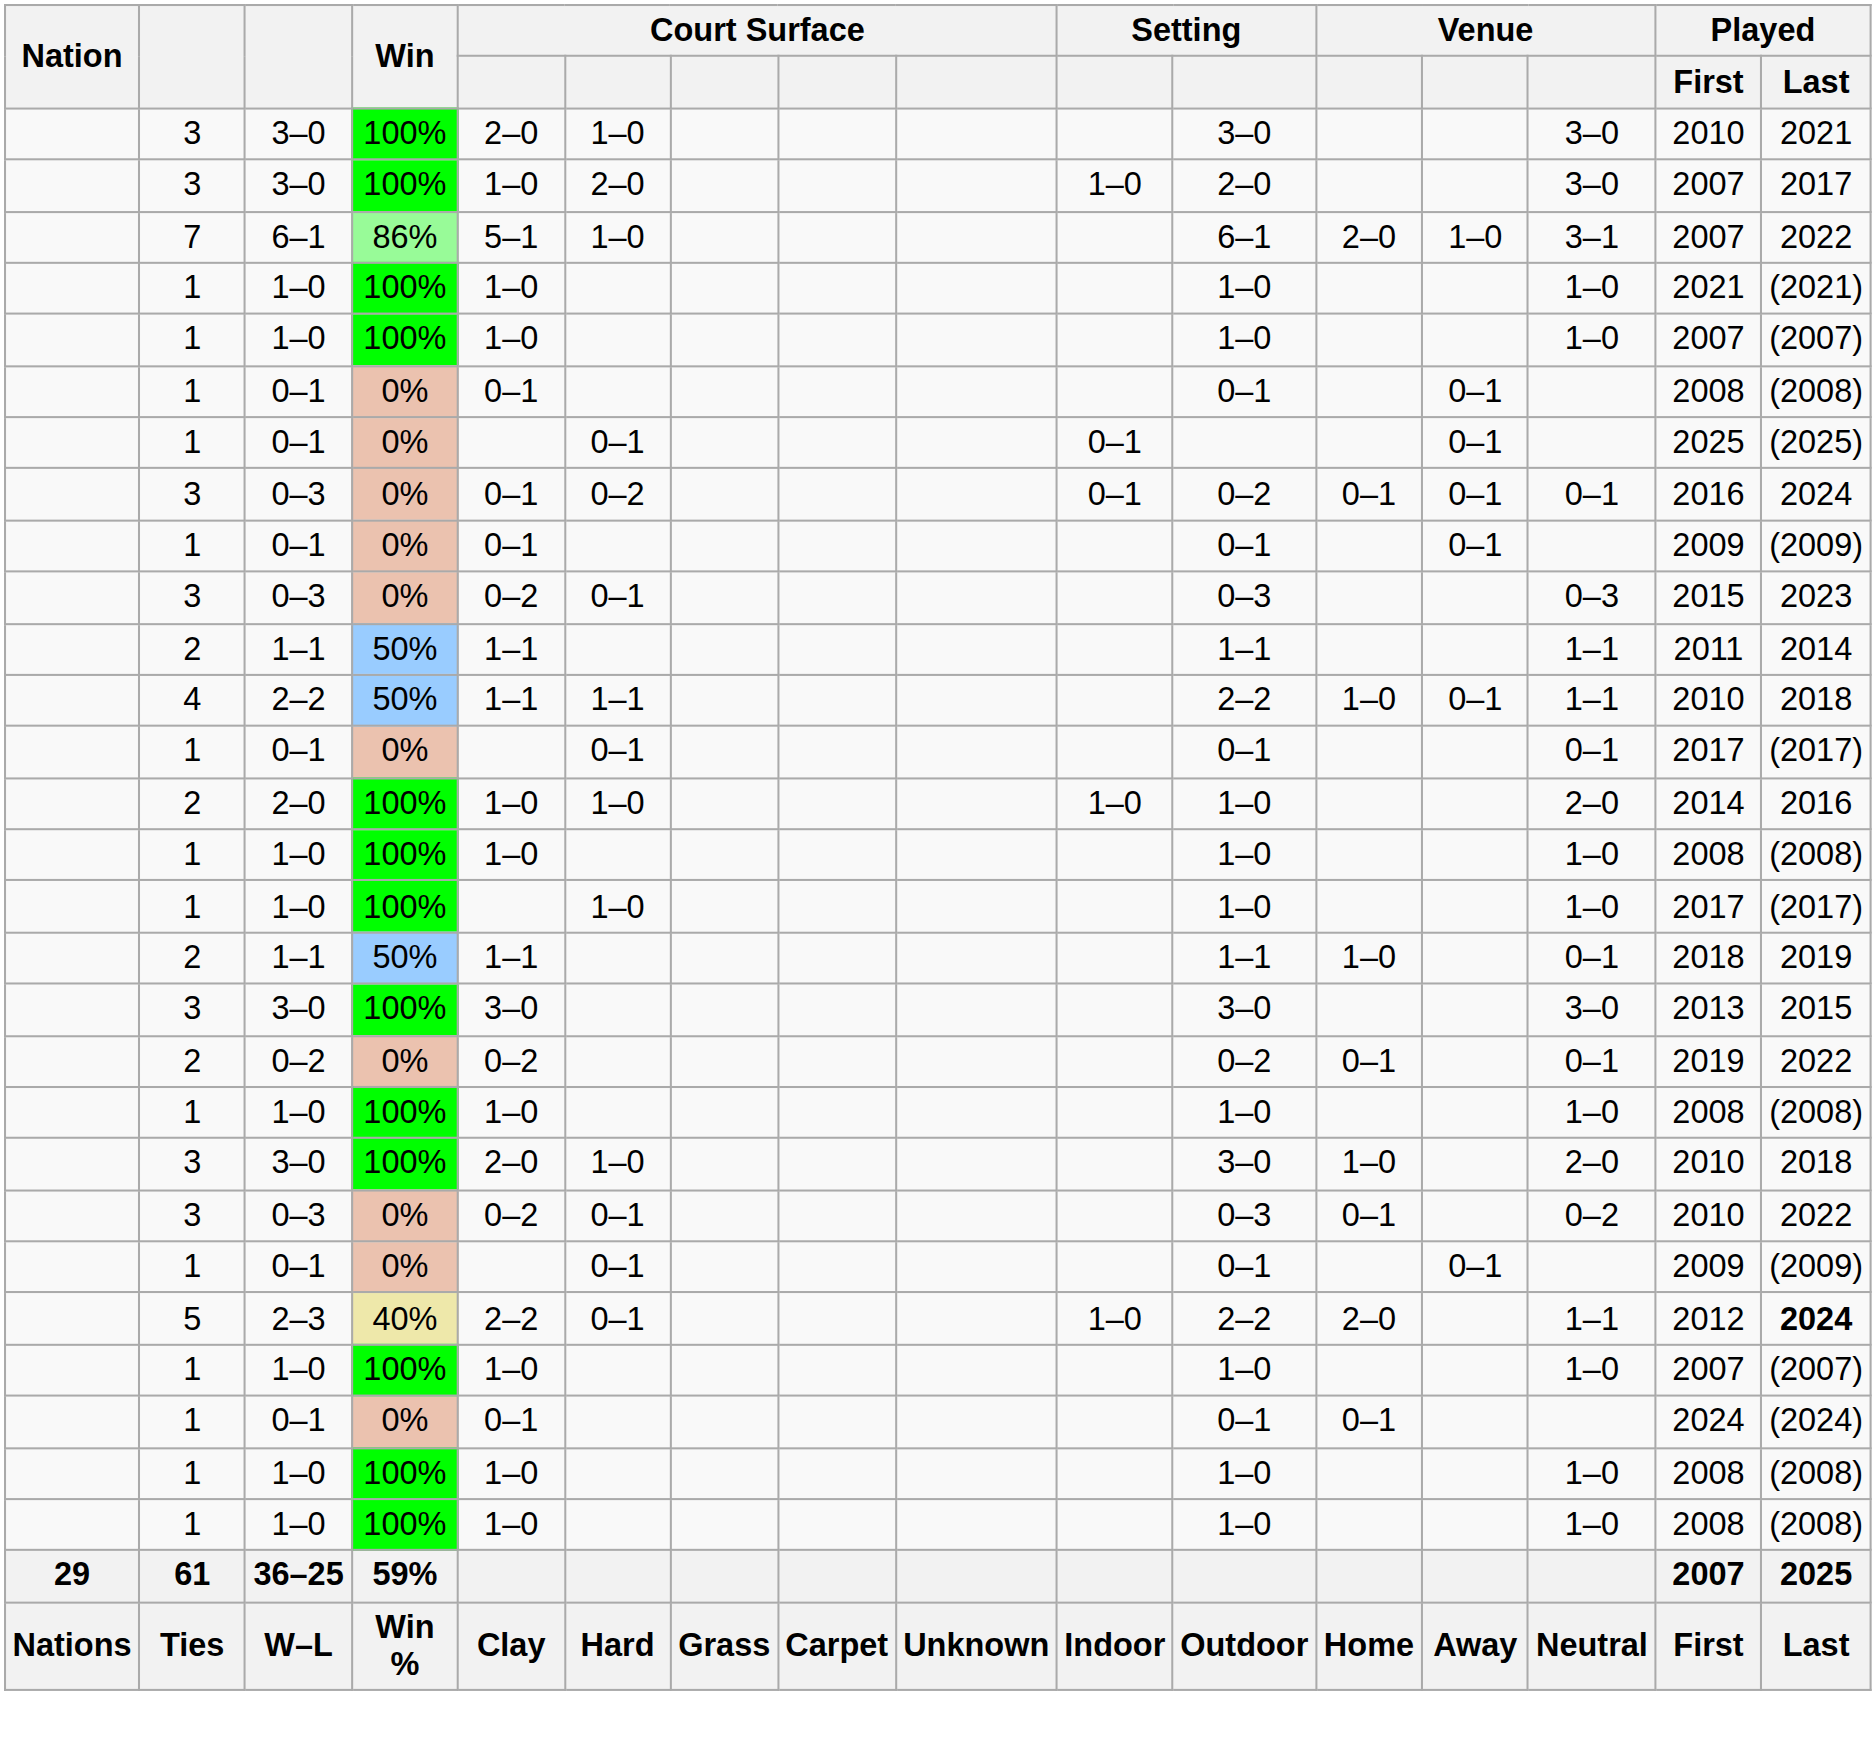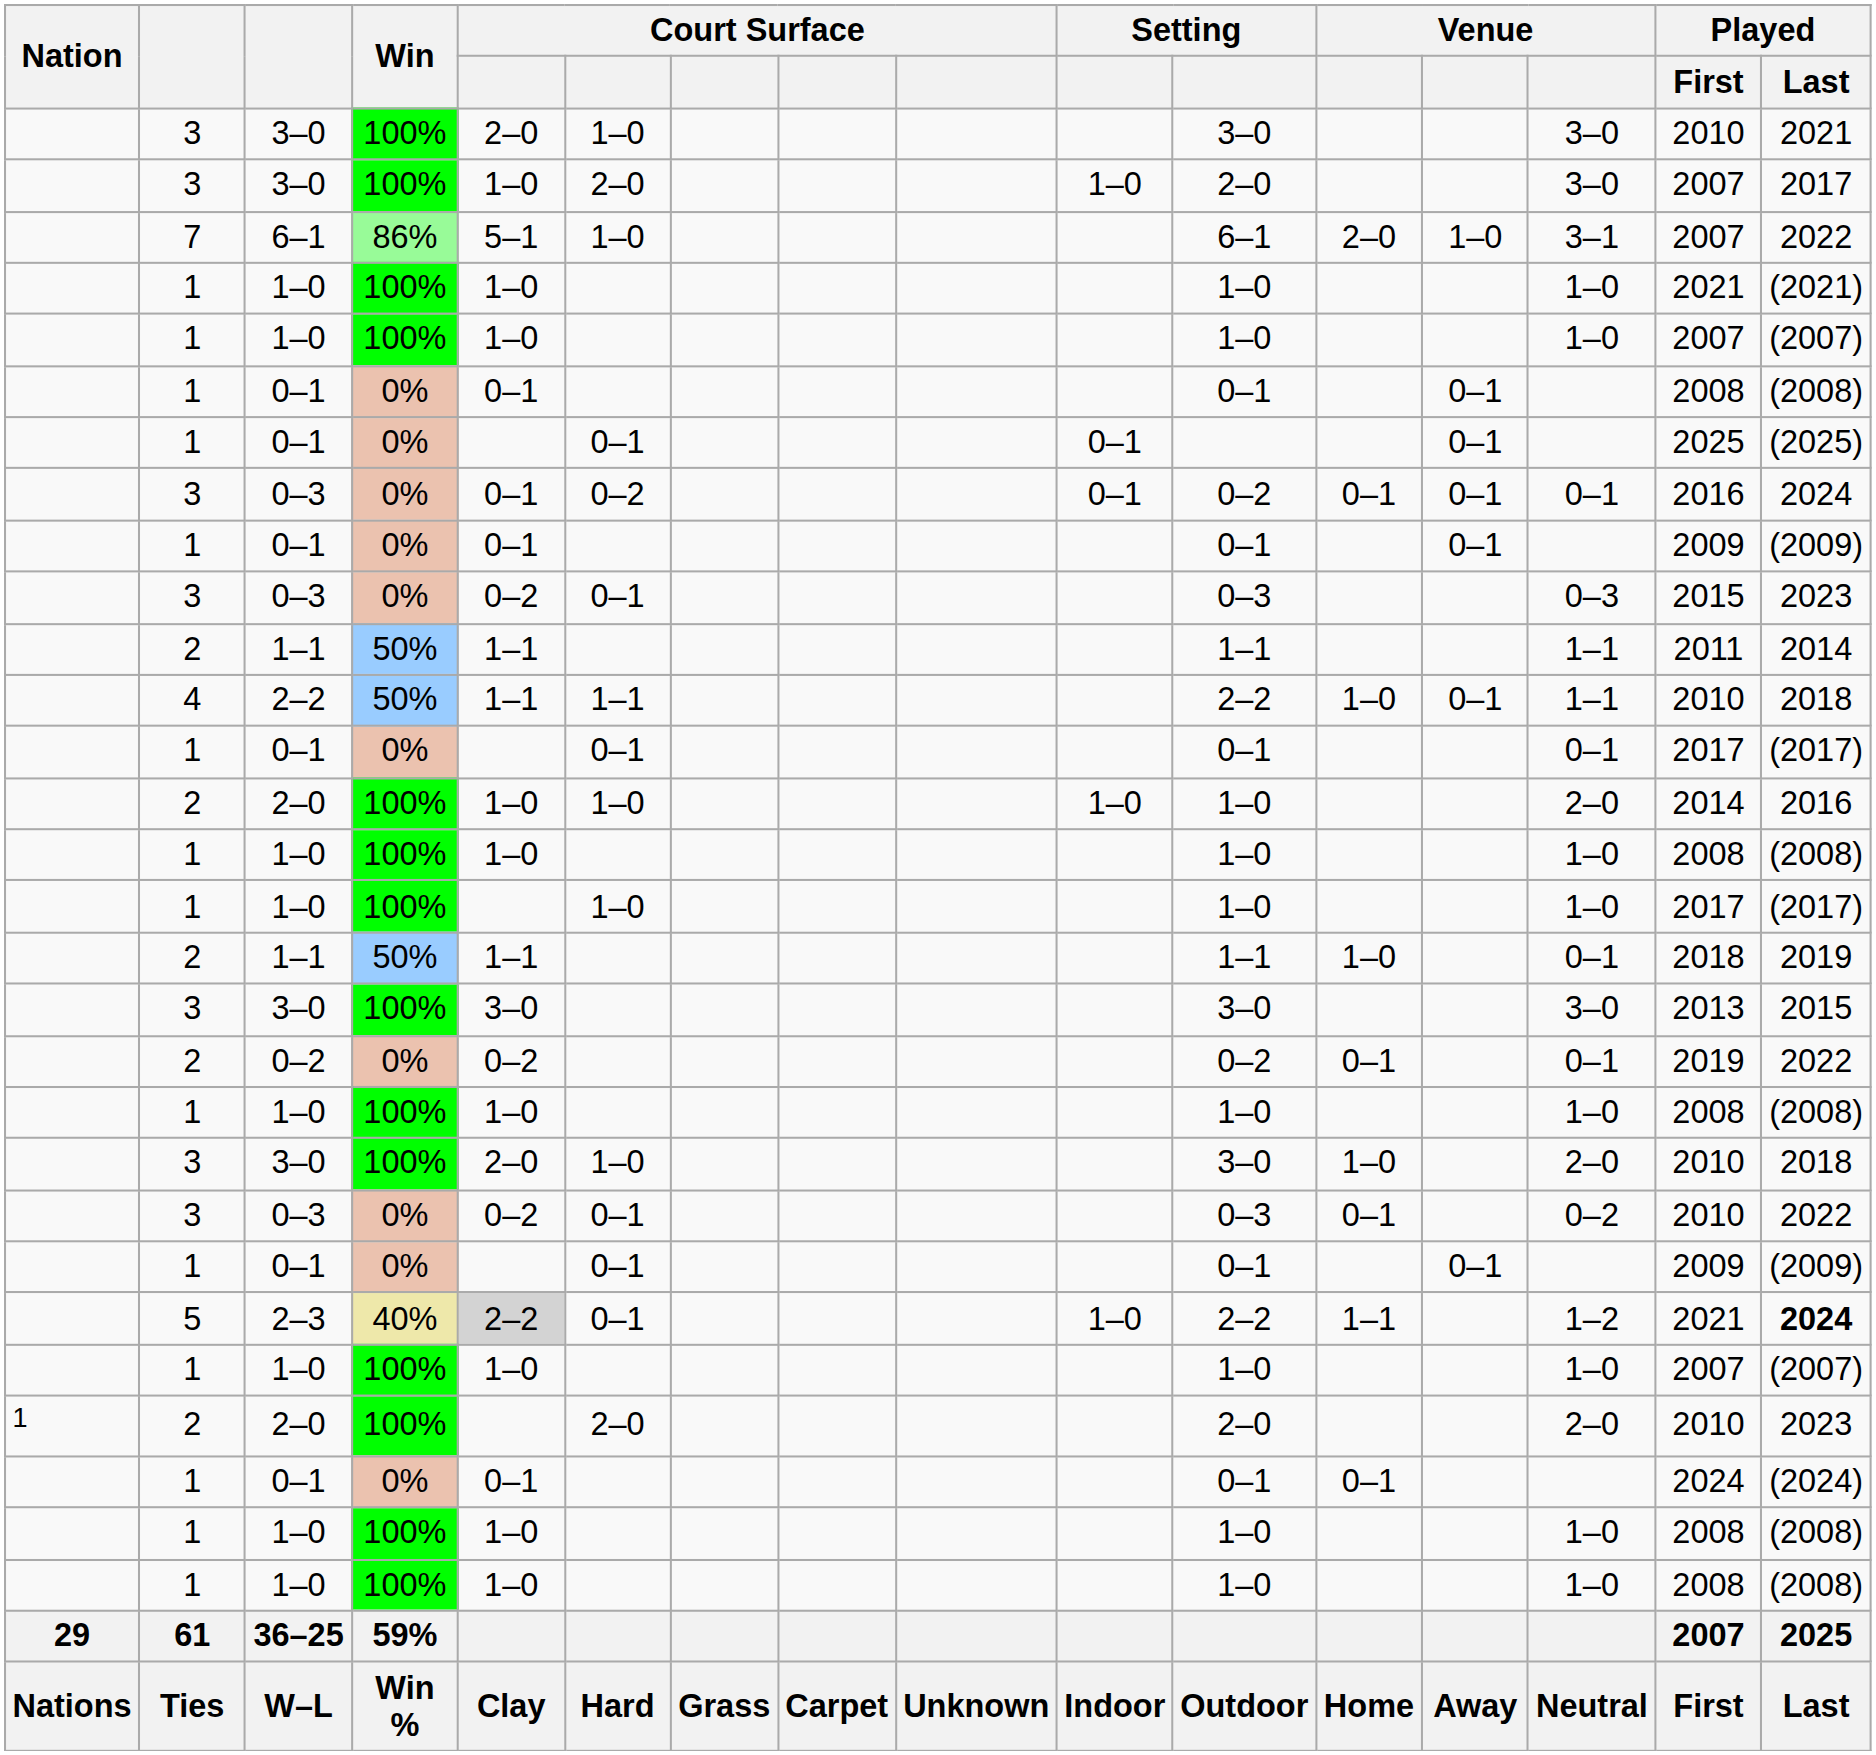(511, 1318) no background -> (511, 1318) lightgrey background
(1369, 1318) 2–0 -> (1369, 1318) 1–1
(1592, 1318) 1–1 -> (1592, 1318) 1–2
(1709, 1318) 2012 -> (1709, 1318) 2021
+ row: (20, 1419)
